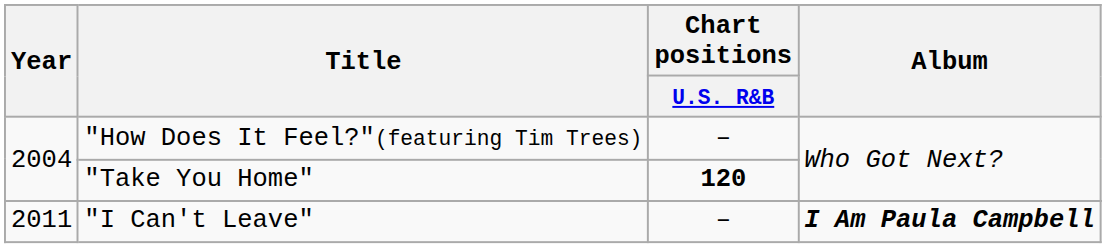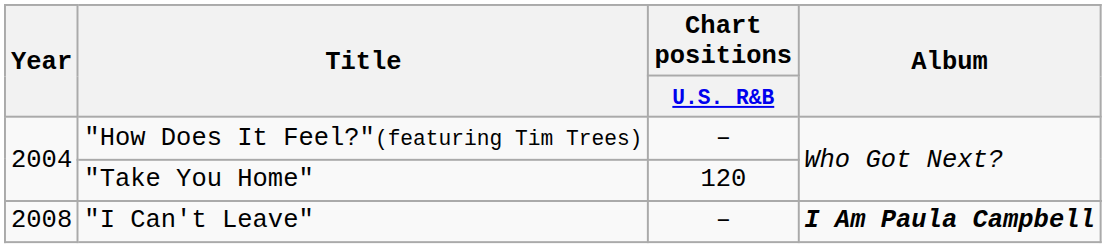(723, 180) bold -> (723, 180) normal
(42, 221) 2011 -> (42, 221) 2008
